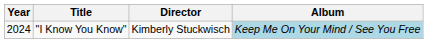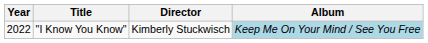(19, 30) 2024 -> (19, 30) 2022
